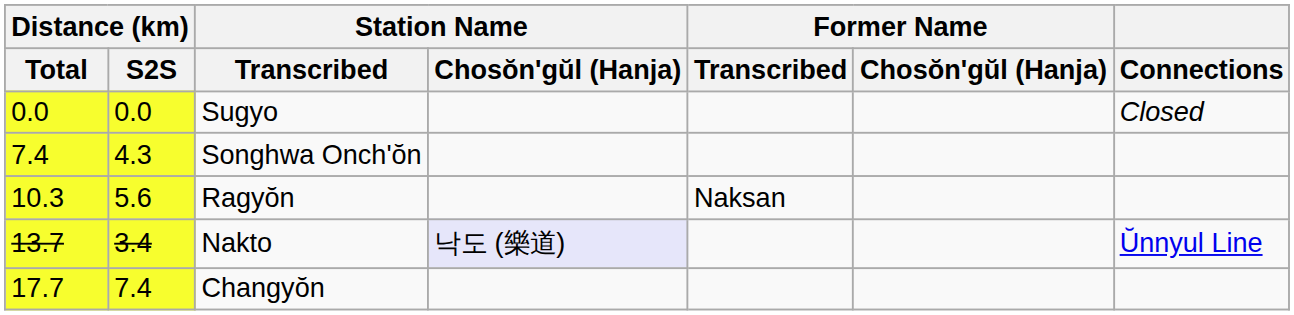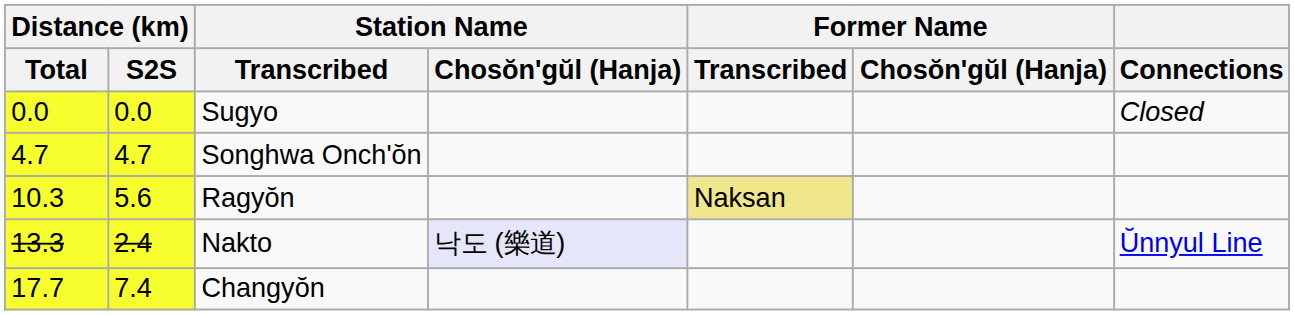(30, 155) 7.4 -> (30, 155) 4.7
(133, 155) 4.3 -> (133, 155) 4.7
(740, 198) no background -> (740, 198) khaki background
(38, 243) 13.7 -> (38, 243) 13.3
(133, 243) 3.4 -> (133, 243) 2.4
